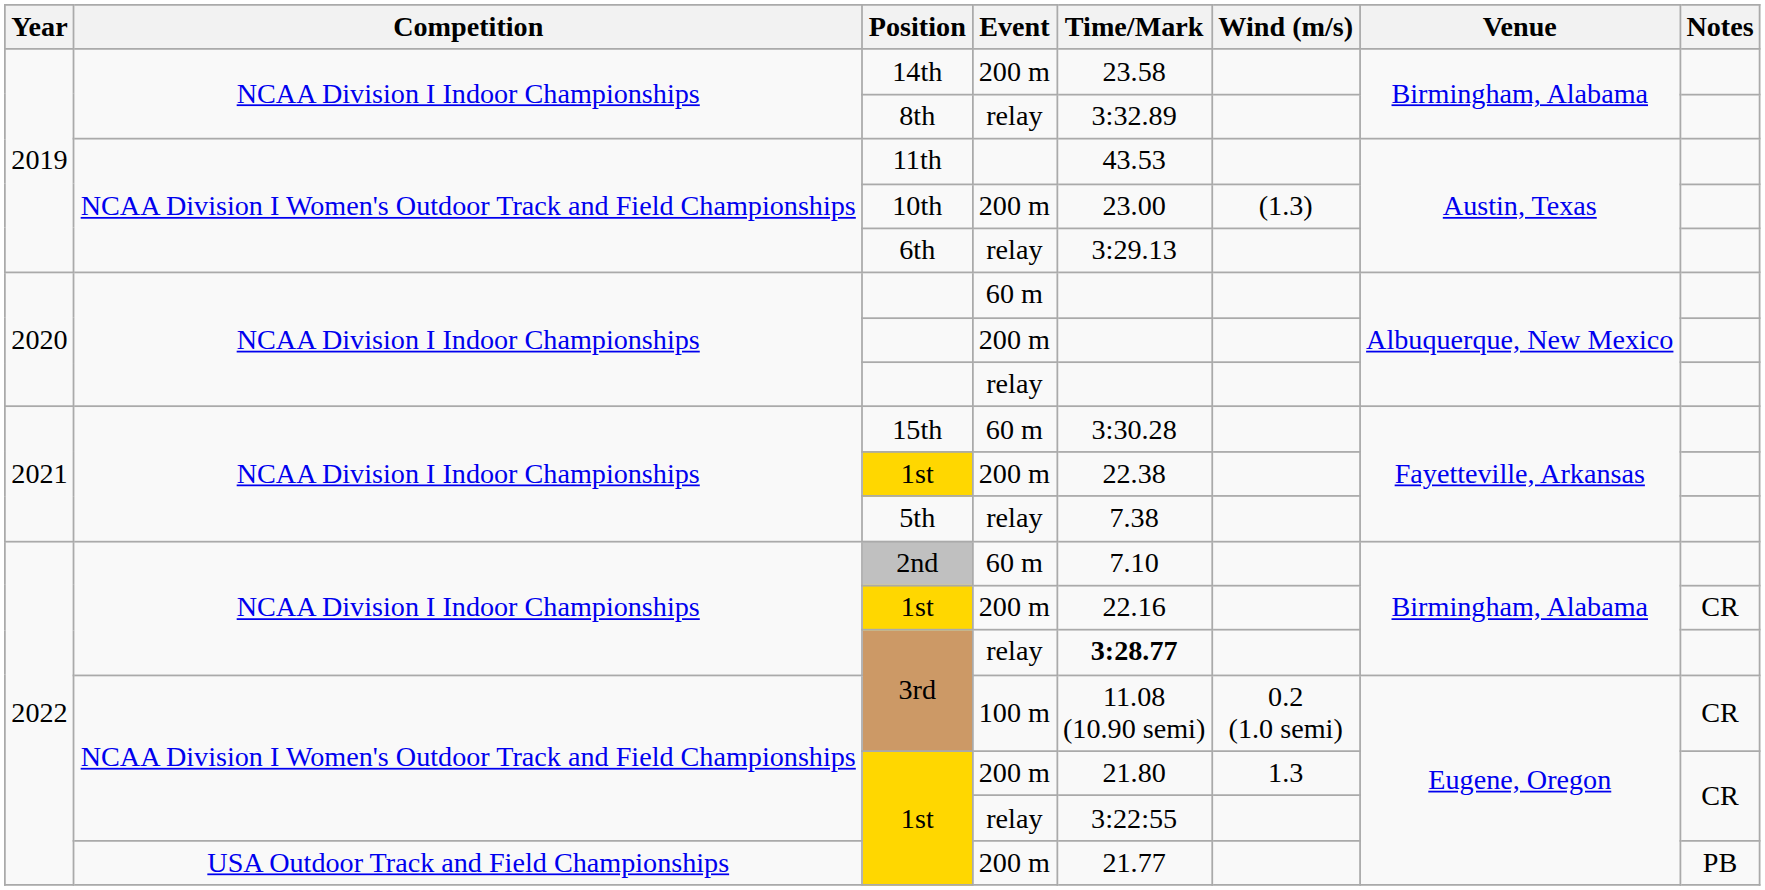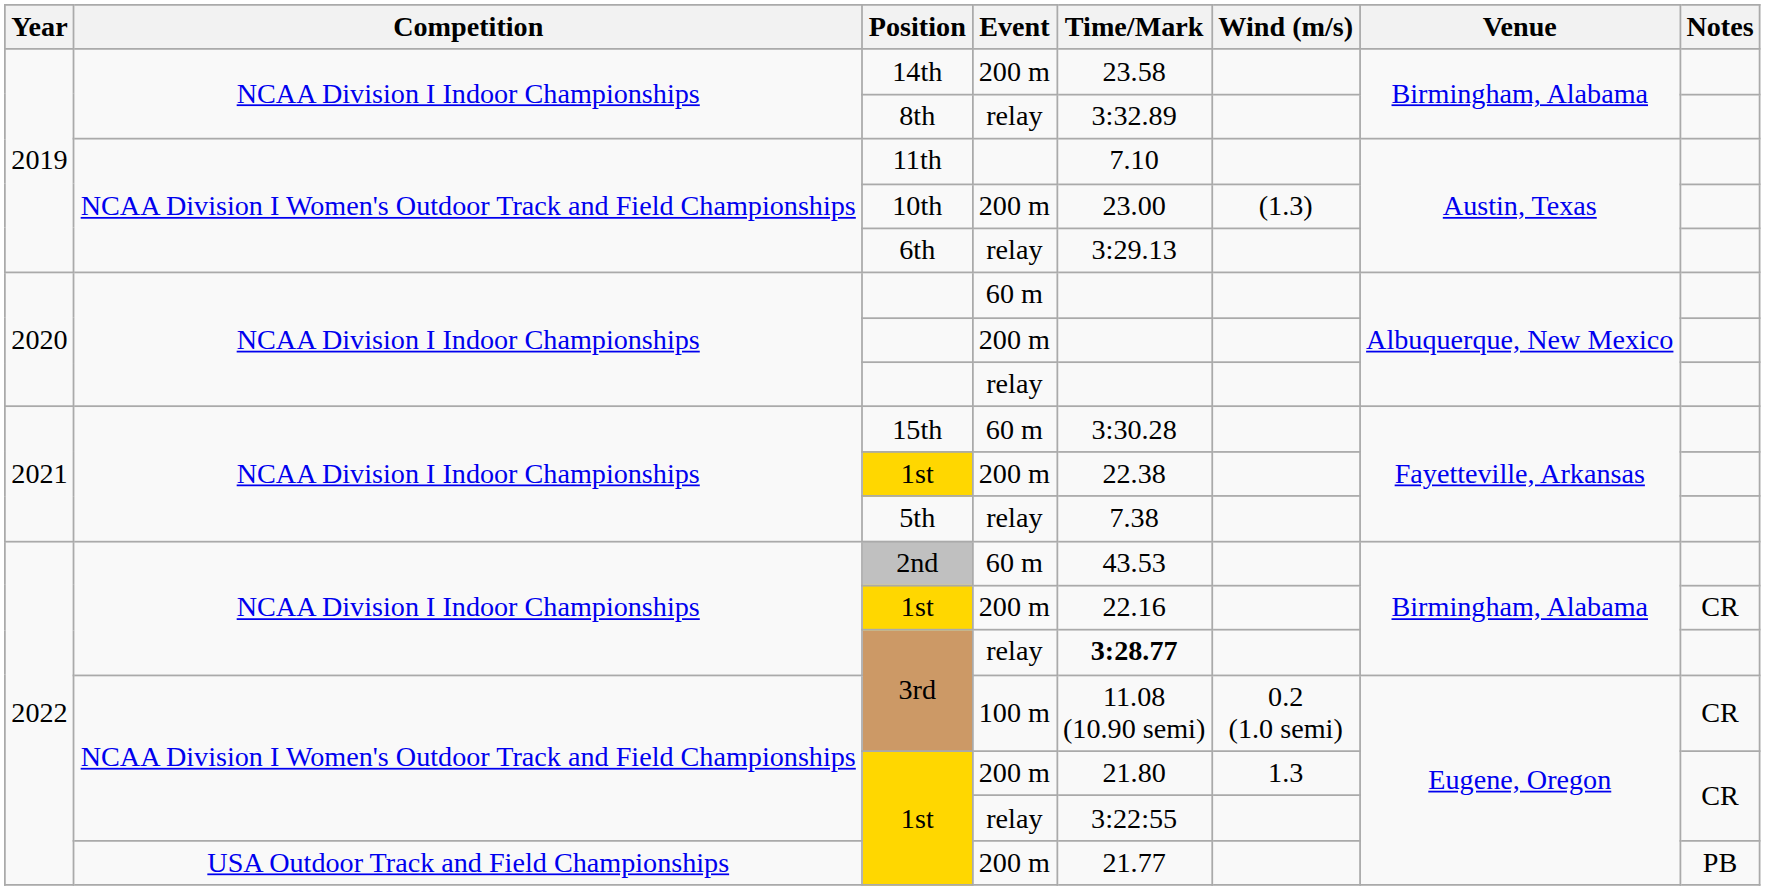(1134, 160) 43.53 -> (1134, 160) 7.10
(1134, 562) 7.10 -> (1134, 562) 43.53
